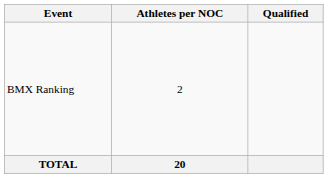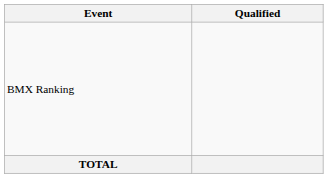- column: (180, 13)
